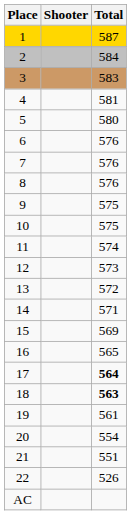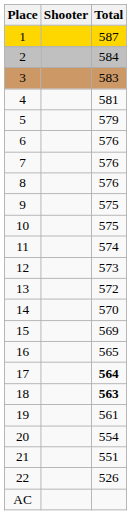(109, 120) 580 -> (109, 120) 579
(109, 309) 571 -> (109, 309) 570
